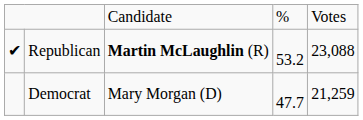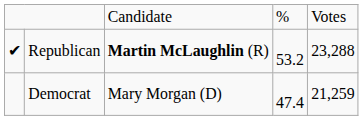(333, 51) 23,088 -> (333, 51) 23,288
(290, 102) 47.7 -> (290, 102) 47.4
